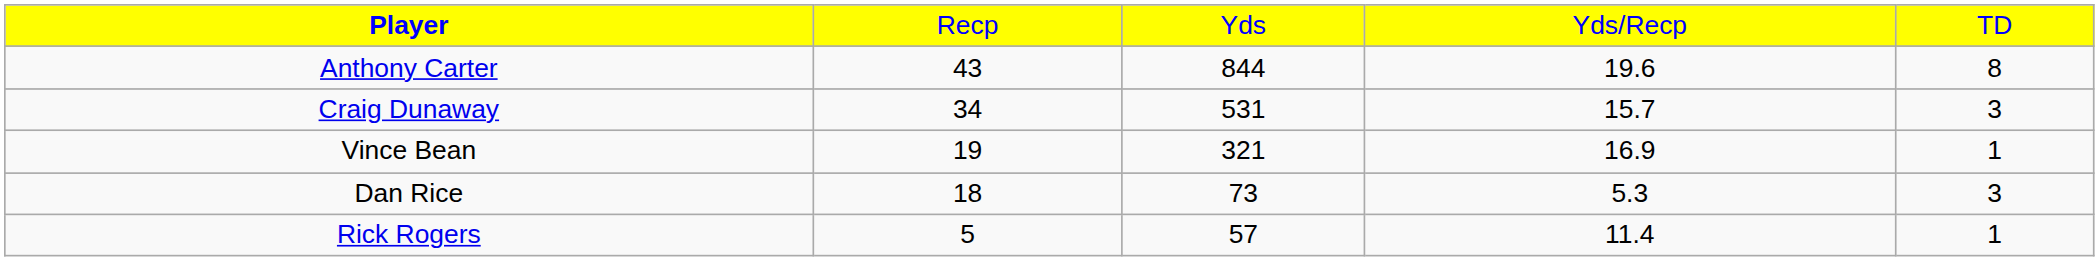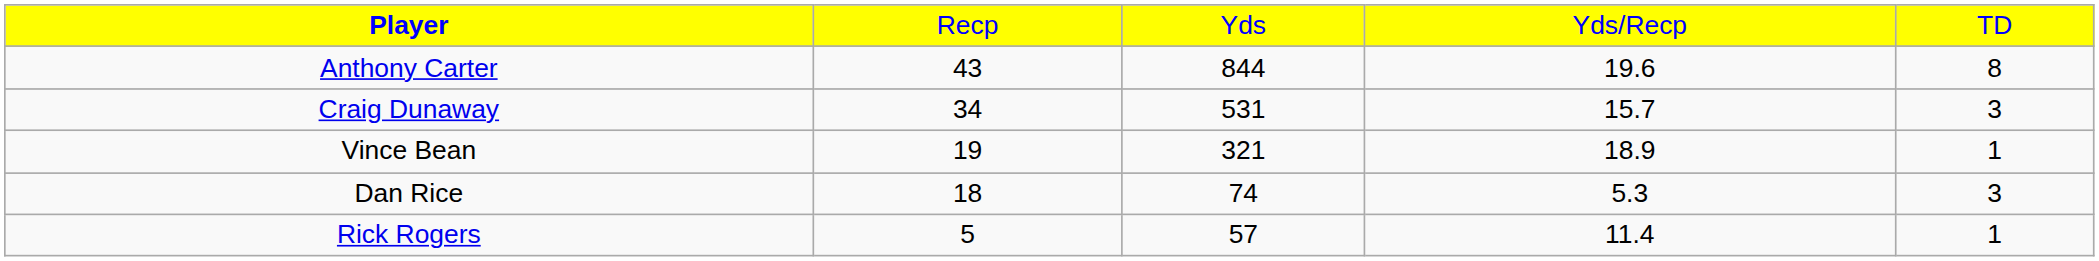(1630, 151) 16.9 -> (1630, 151) 18.9
(1243, 192) 73 -> (1243, 192) 74
